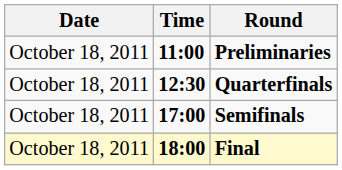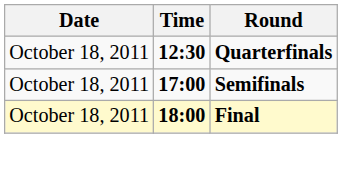- row: (273, 52)
